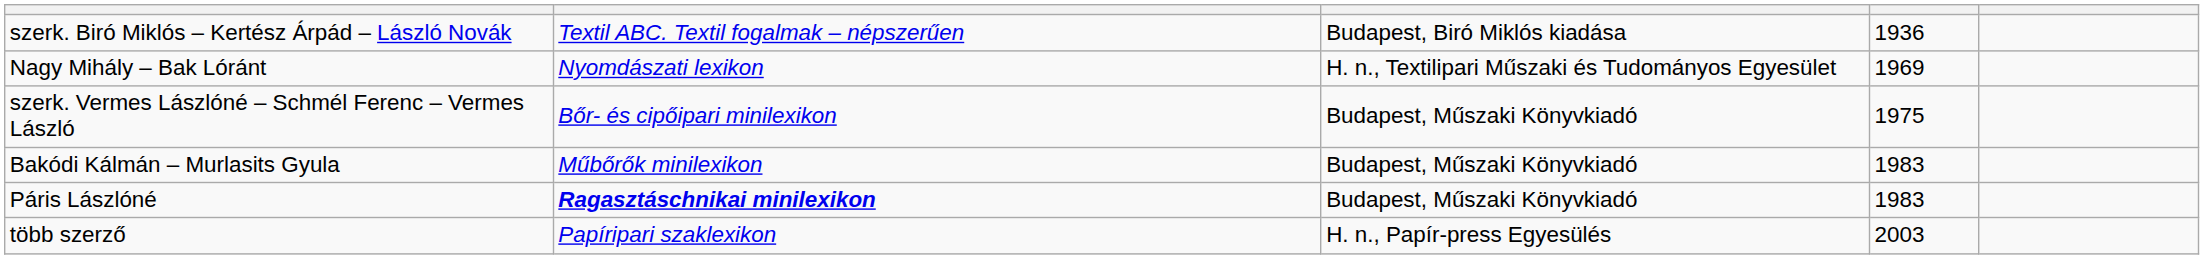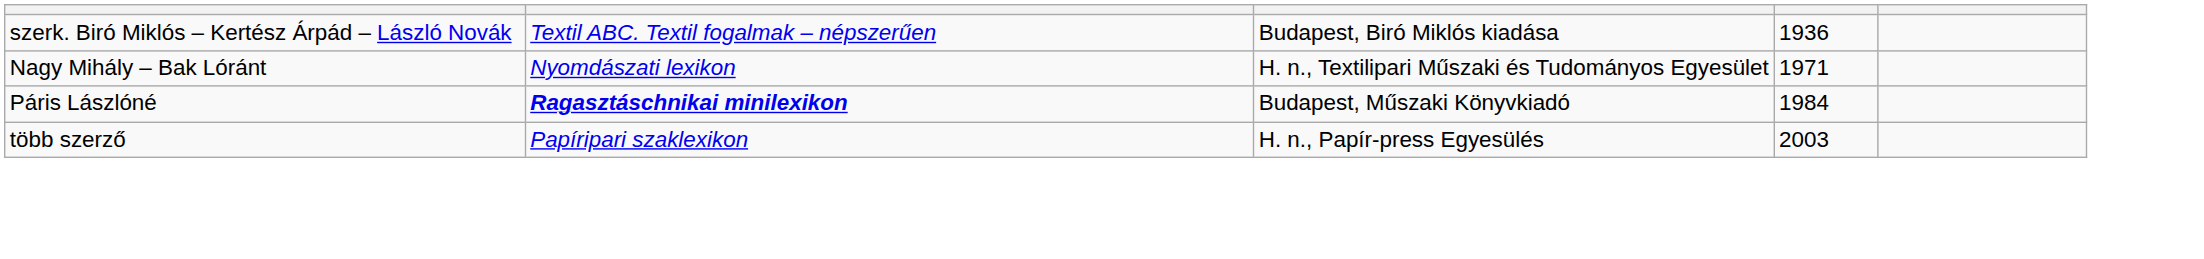(1899, 68) 1969 -> (1804, 68) 1971
- row: (267, 116)
- row: (175, 164)
(1899, 199) 1983 -> (1804, 103) 1984
